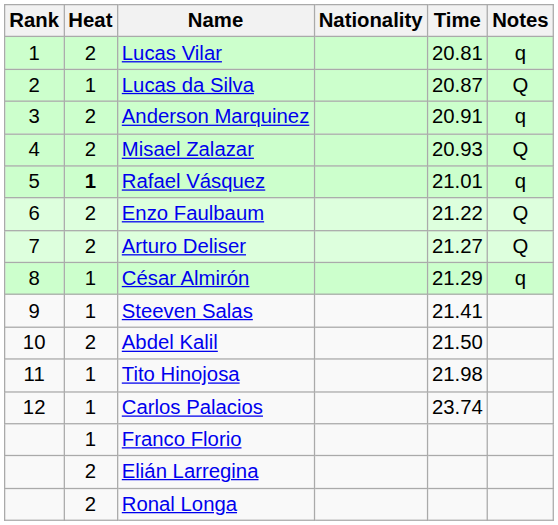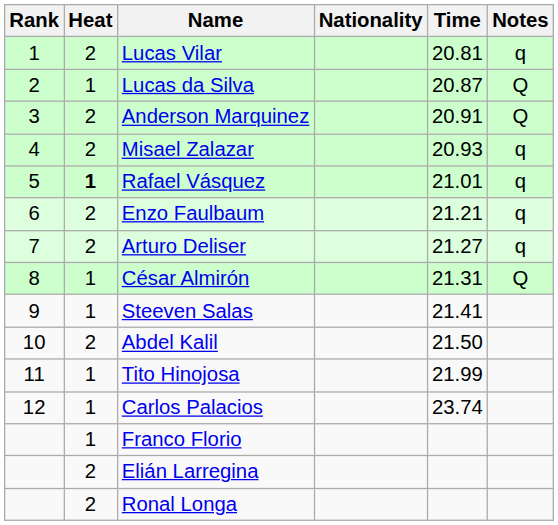(520, 117) q -> (520, 117) Q
(520, 149) Q -> (520, 149) q
(457, 213) 21.22 -> (457, 213) 21.21
(520, 213) Q -> (520, 213) q
(520, 246) Q -> (520, 246) q
(457, 278) 21.29 -> (457, 278) 21.31
(520, 278) q -> (520, 278) Q
(457, 375) 21.98 -> (457, 375) 21.99
